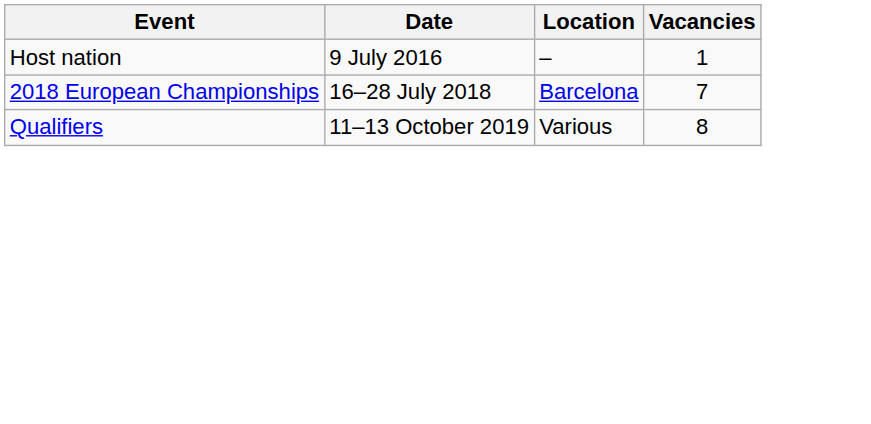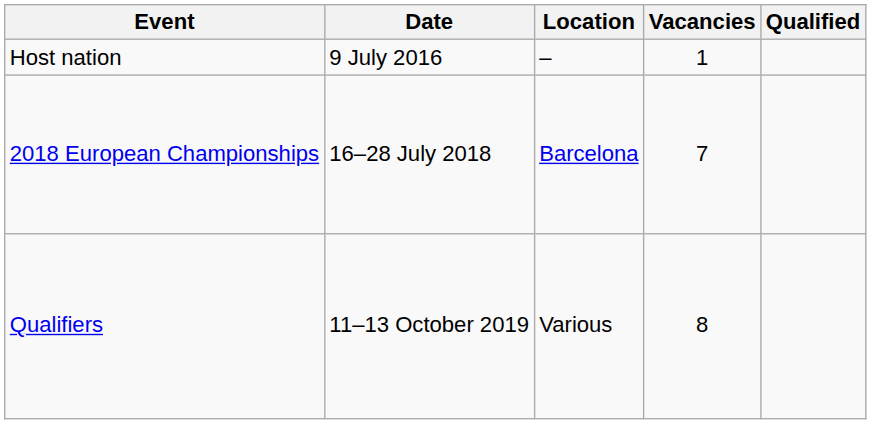+ column: (813, 22)
